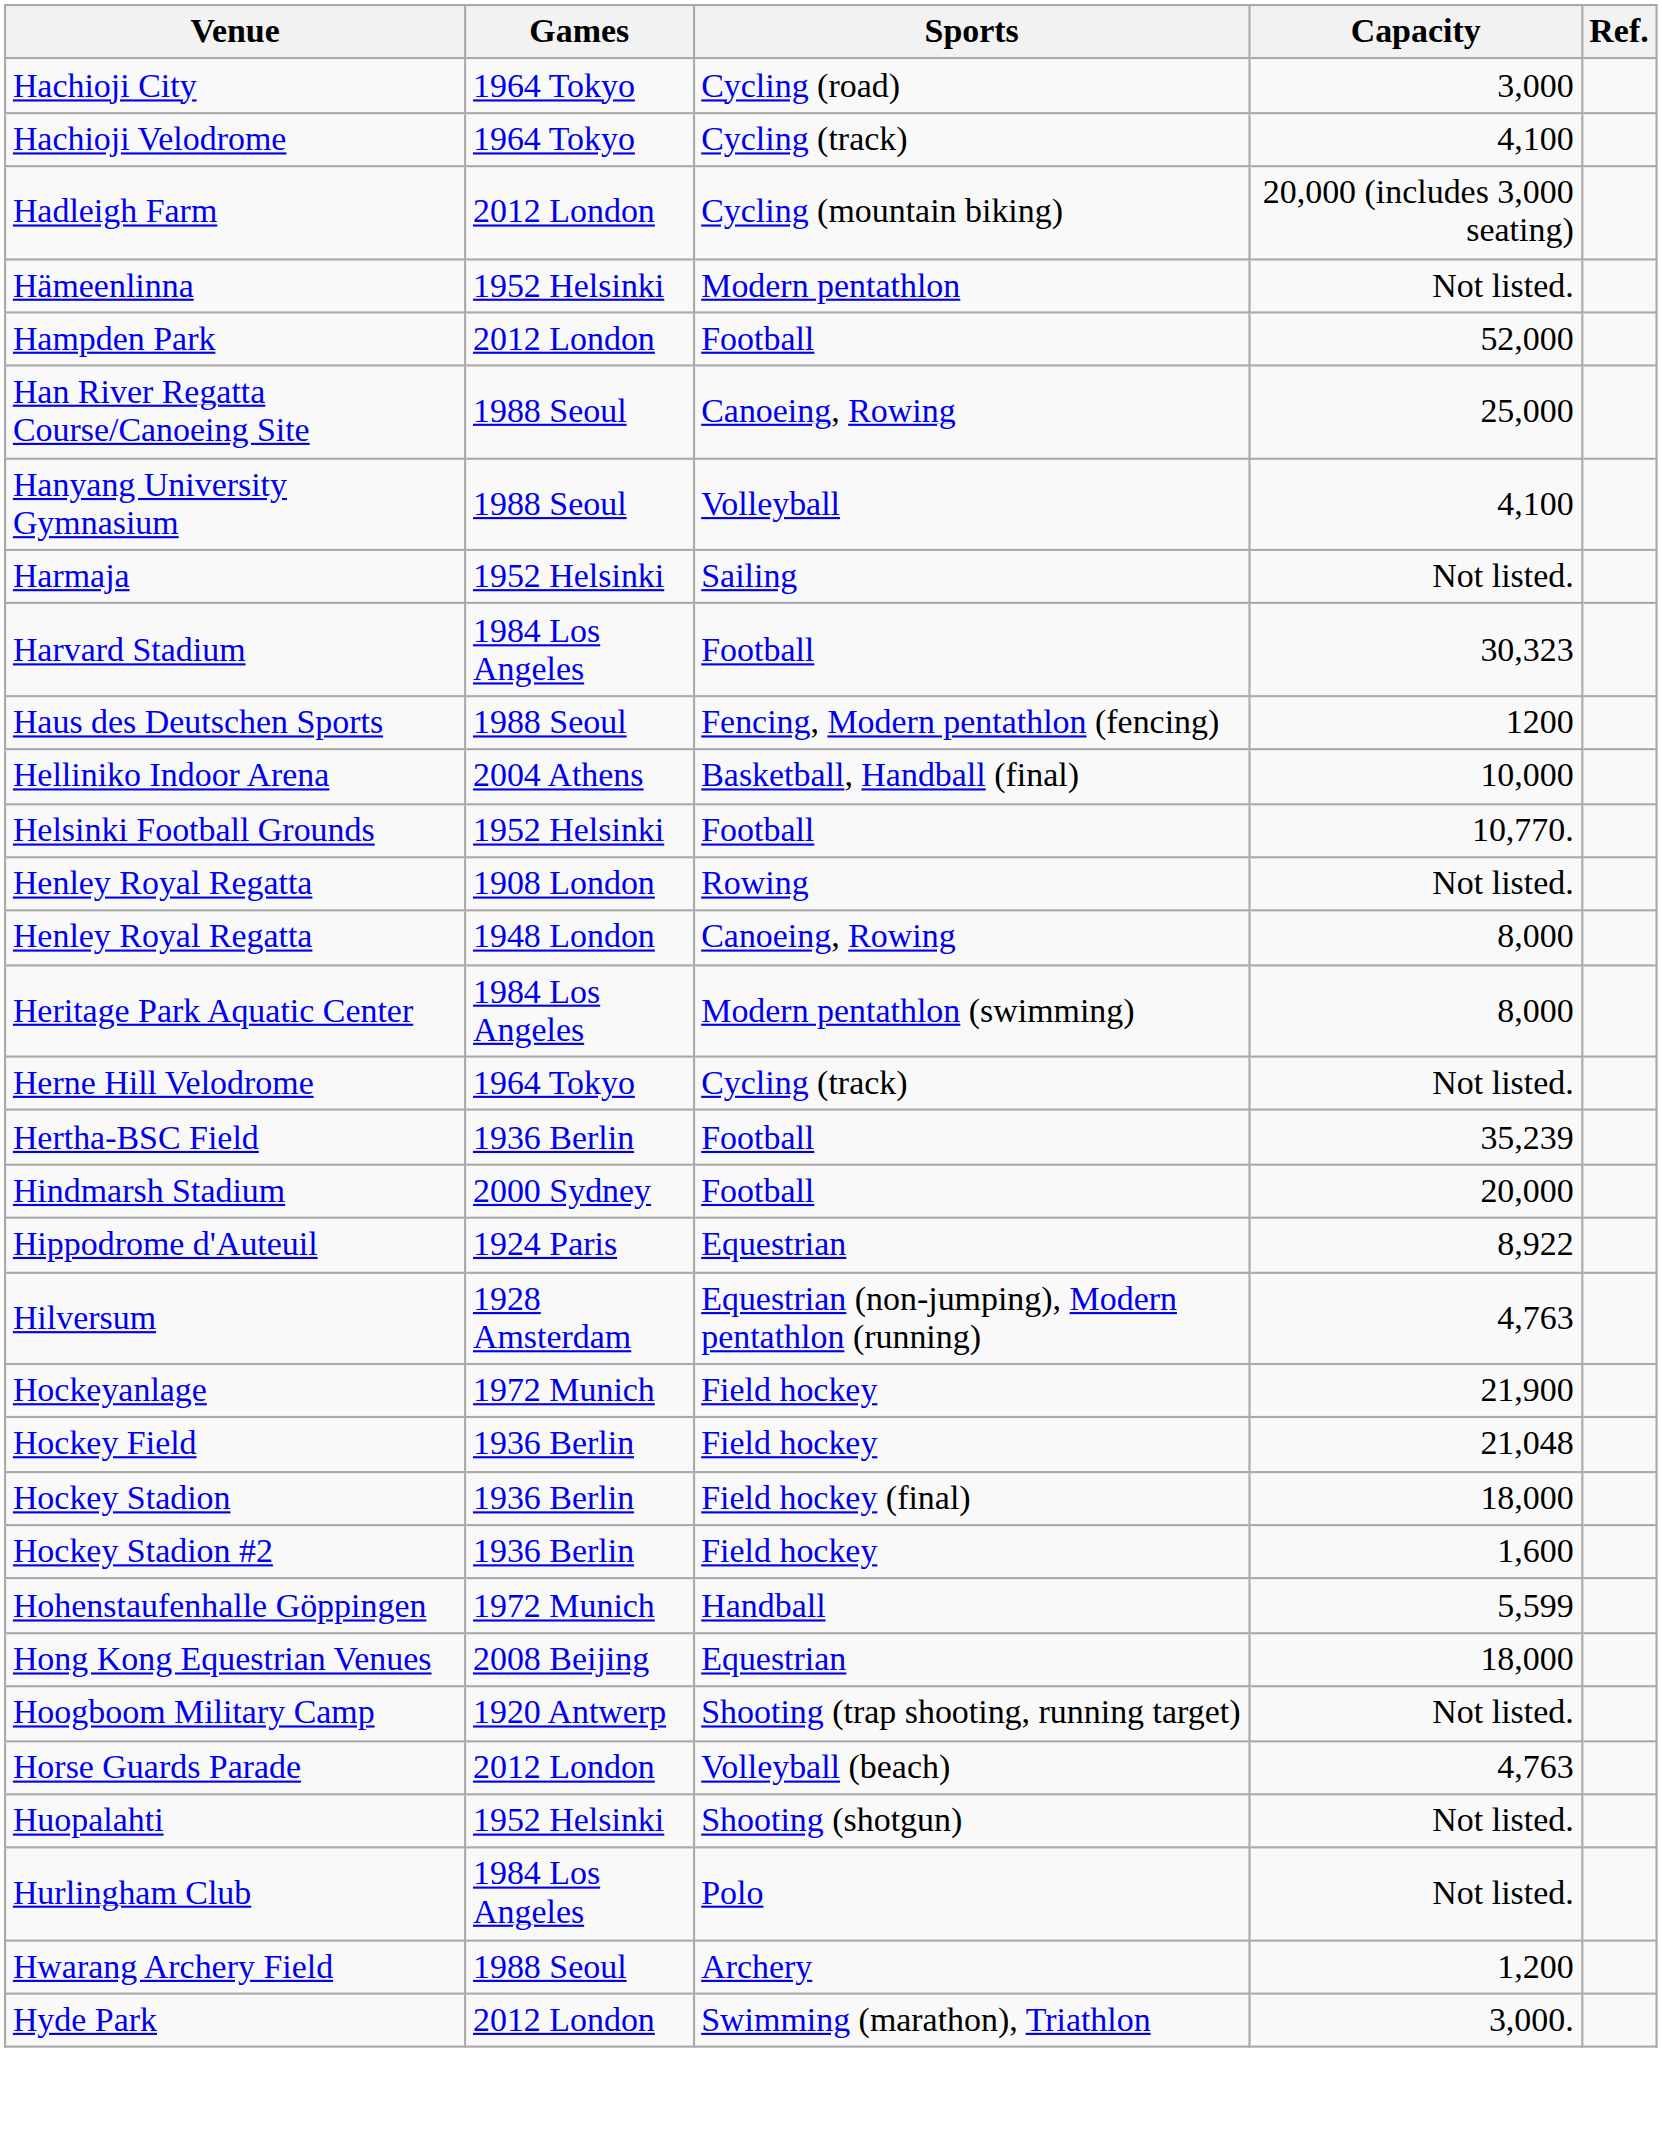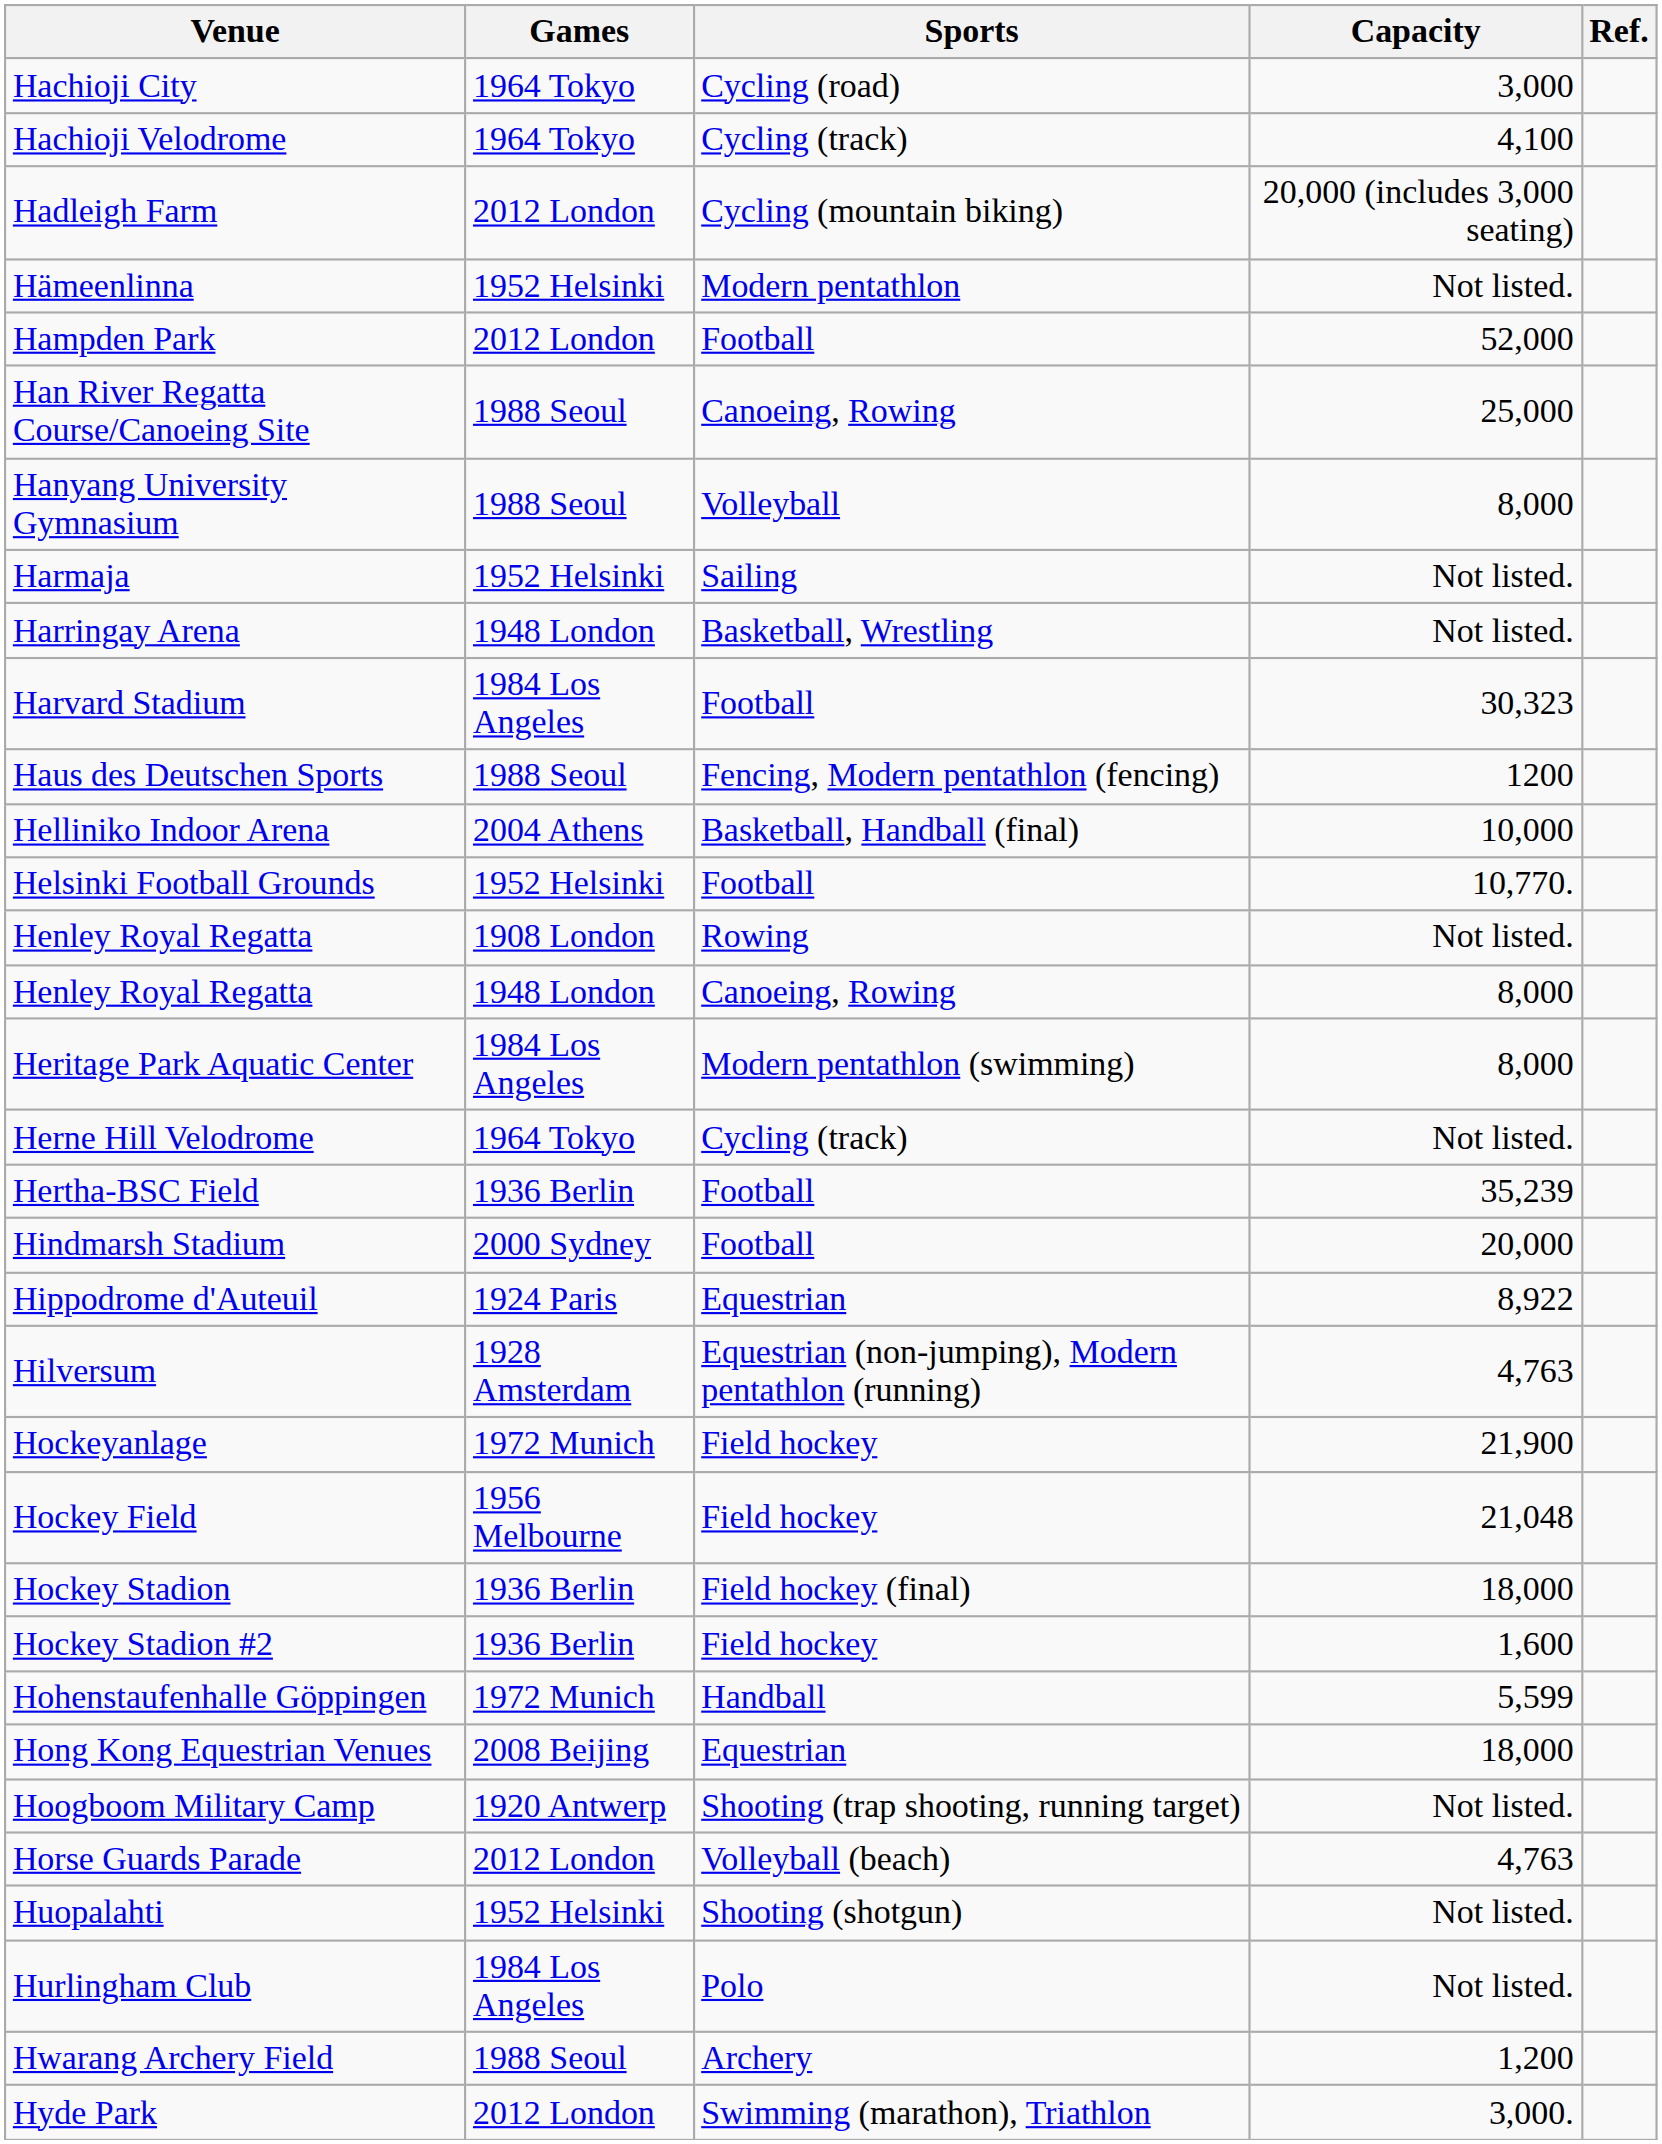(1536, 503) 4,100 -> (1536, 503) 8,000
+ row: (126, 630)
(554, 1443) 1936 Berlin -> (547, 1516) 1956 Melbourne
